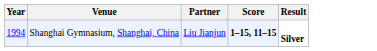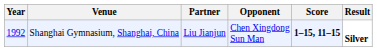+ column: (260, 12)
(16, 33) 1994 -> (16, 33) 1992
